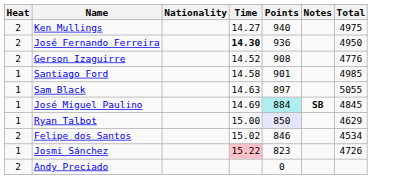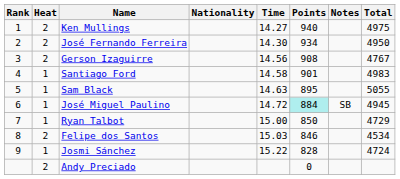+ column: (18, 12)
(246, 43) bold -> (273, 43) normal
(282, 43) 936 -> (309, 43) 934
(246, 58) 14.52 -> (273, 58) 14.56
(351, 58) 4776 -> (378, 58) 4767
(351, 74) 4985 -> (378, 74) 4983
(282, 89) 897 -> (309, 89) 895
(246, 105) 14.69 -> (273, 105) 14.72
(318, 105) bold -> (345, 105) normal
(351, 105) 4845 -> (378, 105) 4945
(282, 120) lavender background -> (309, 120) no background
(351, 120) 4629 -> (378, 120) 4729
(246, 136) 15.02 -> (273, 136) 15.03
(246, 151) pink background -> (273, 151) no background
(282, 151) 823 -> (309, 151) 828
(351, 151) 4726 -> (378, 151) 4724
